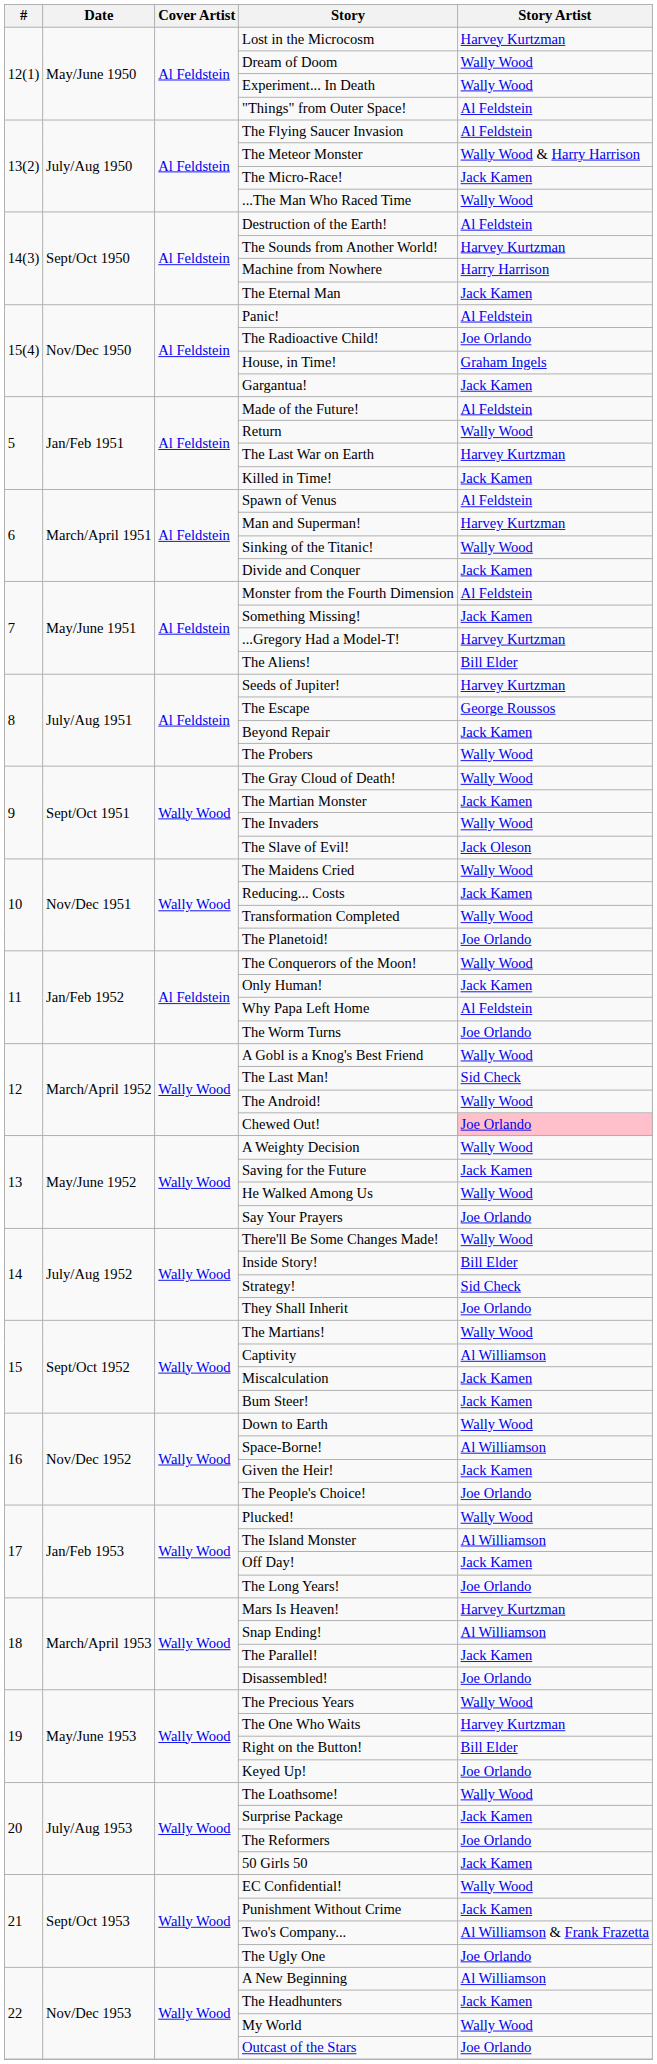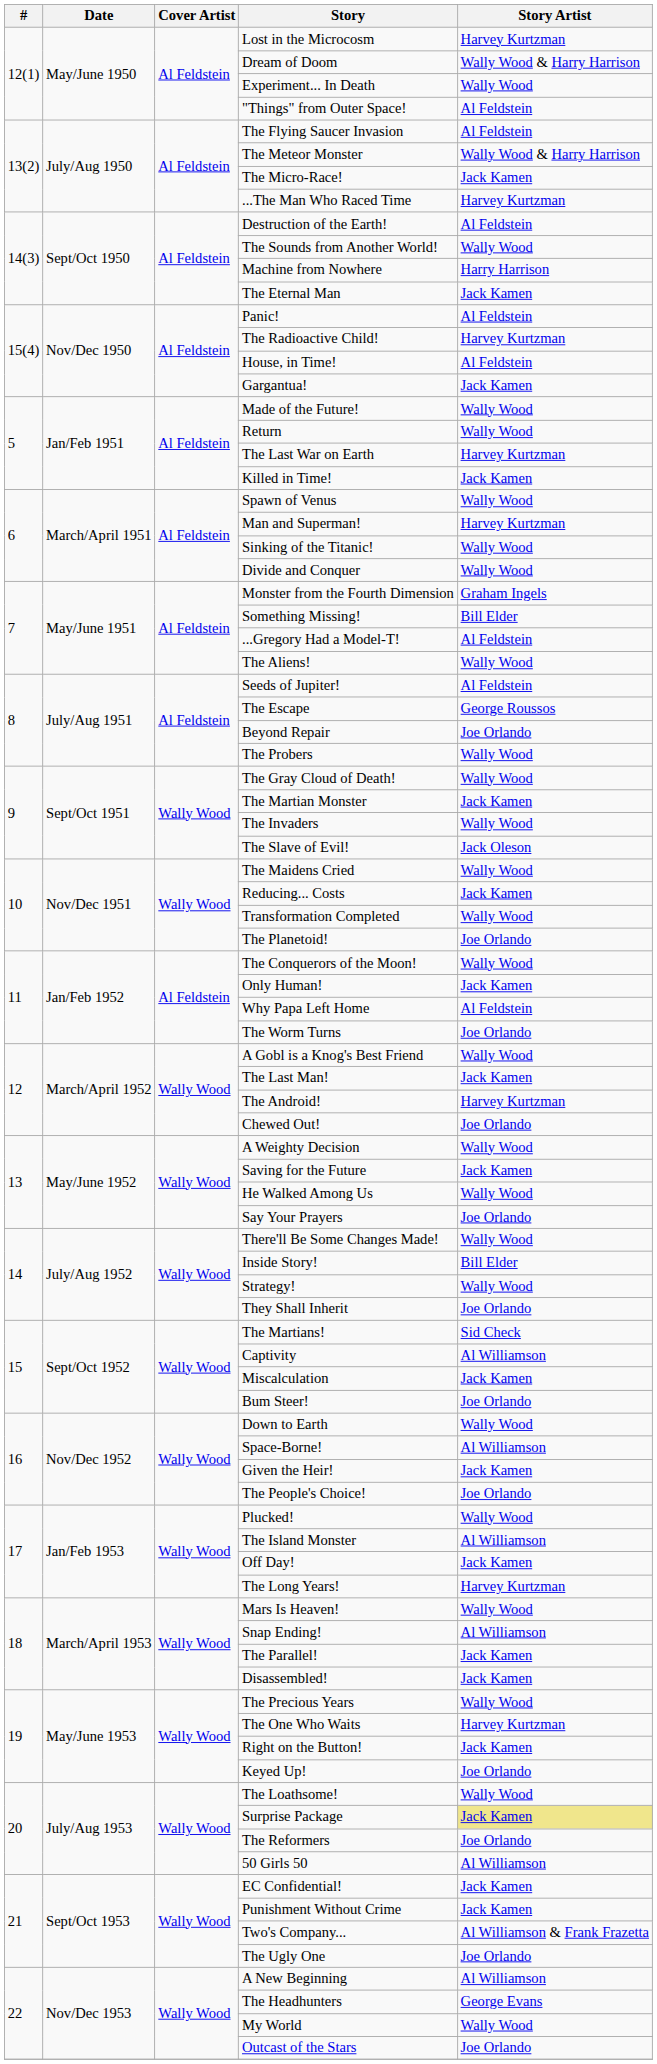(497, 62) Wally Wood -> (550, 62) Wally Wood & Harry Harrison
(497, 200) Wally Wood -> (513, 200) Harvey Kurtzman
(513, 246) Harvey Kurtzman -> (497, 246) Wally Wood
(496, 339) Joe Orlando -> (513, 339) Harvey Kurtzman
(504, 362) Graham Ingels -> (496, 362) Al Feldstein
(496, 408) Al Feldstein -> (497, 408) Wally Wood
(496, 500) Al Feldstein -> (497, 500) Wally Wood
(496, 570) Jack Kamen -> (497, 570) Wally Wood
(496, 593) Al Feldstein -> (504, 593) Graham Ingels
(496, 616) Jack Kamen -> (489, 616) Bill Elder
(513, 639) Harvey Kurtzman -> (496, 639) Al Feldstein
(489, 662) Bill Elder -> (497, 662) Wally Wood
(513, 685) Harvey Kurtzman -> (496, 685) Al Feldstein
(496, 731) Jack Kamen -> (496, 731) Joe Orlando
(491, 1078) Sid Check -> (496, 1078) Jack Kamen
(497, 1101) Wally Wood -> (513, 1101) Harvey Kurtzman
(496, 1124) pink background -> (496, 1124) no background
(491, 1286) Sid Check -> (497, 1286) Wally Wood
(497, 1332) Wally Wood -> (491, 1332) Sid Check
(496, 1401) Jack Kamen -> (496, 1401) Joe Orlando
(496, 1586) Joe Orlando -> (513, 1586) Harvey Kurtzman
(513, 1609) Harvey Kurtzman -> (497, 1609) Wally Wood
(496, 1678) Joe Orlando -> (496, 1678) Jack Kamen
(489, 1747) Bill Elder -> (496, 1747) Jack Kamen
(496, 1817) no background -> (496, 1817) khaki background
(496, 1863) Jack Kamen -> (503, 1863) Al Williamson
(497, 1886) Wally Wood -> (496, 1886) Jack Kamen
(496, 2001) Jack Kamen -> (502, 2001) George Evans
